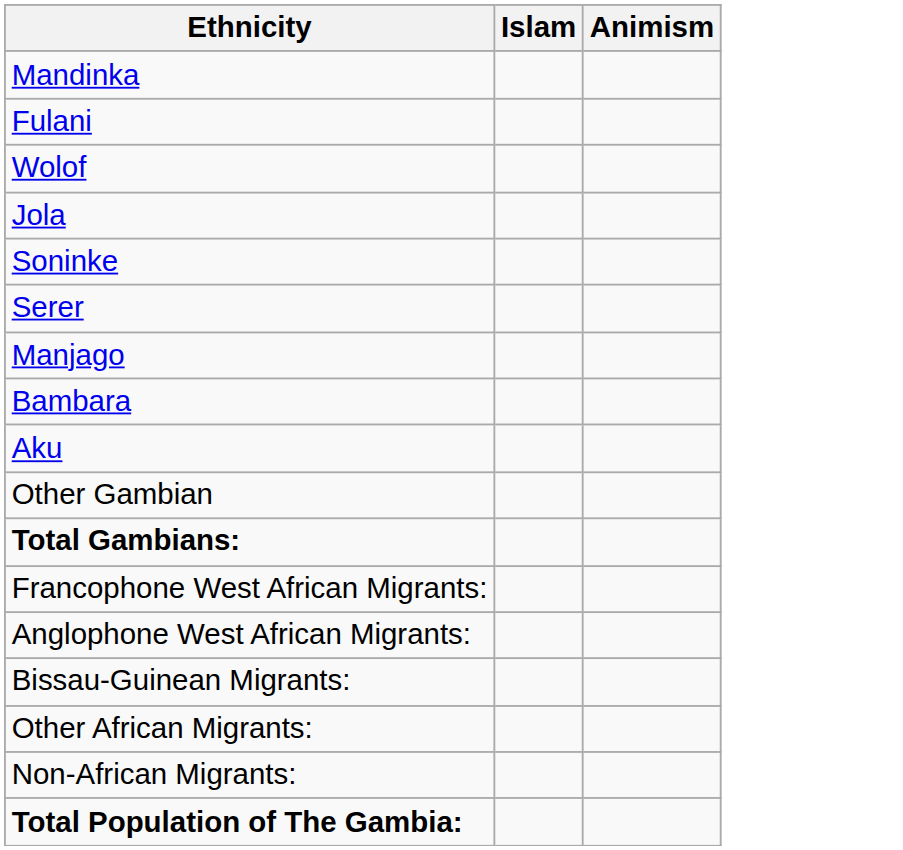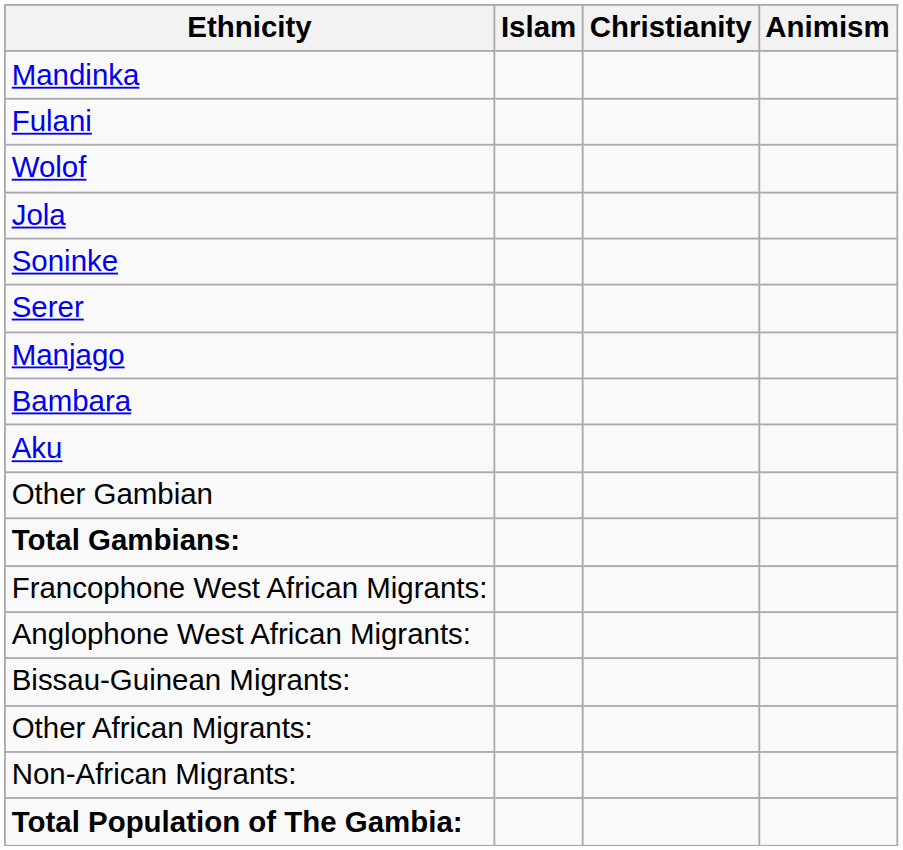+ column: (671, 27)
